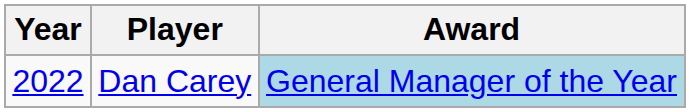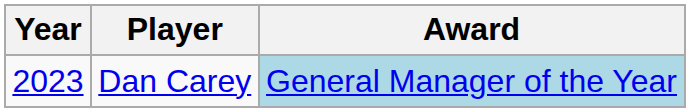(48, 80) 2022 -> (48, 80) 2023
